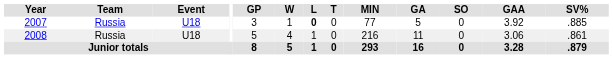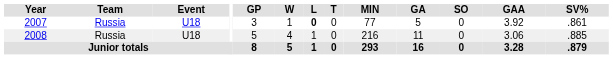(577, 23) .885 -> (577, 23) .861
(577, 35) .861 -> (577, 35) .885
